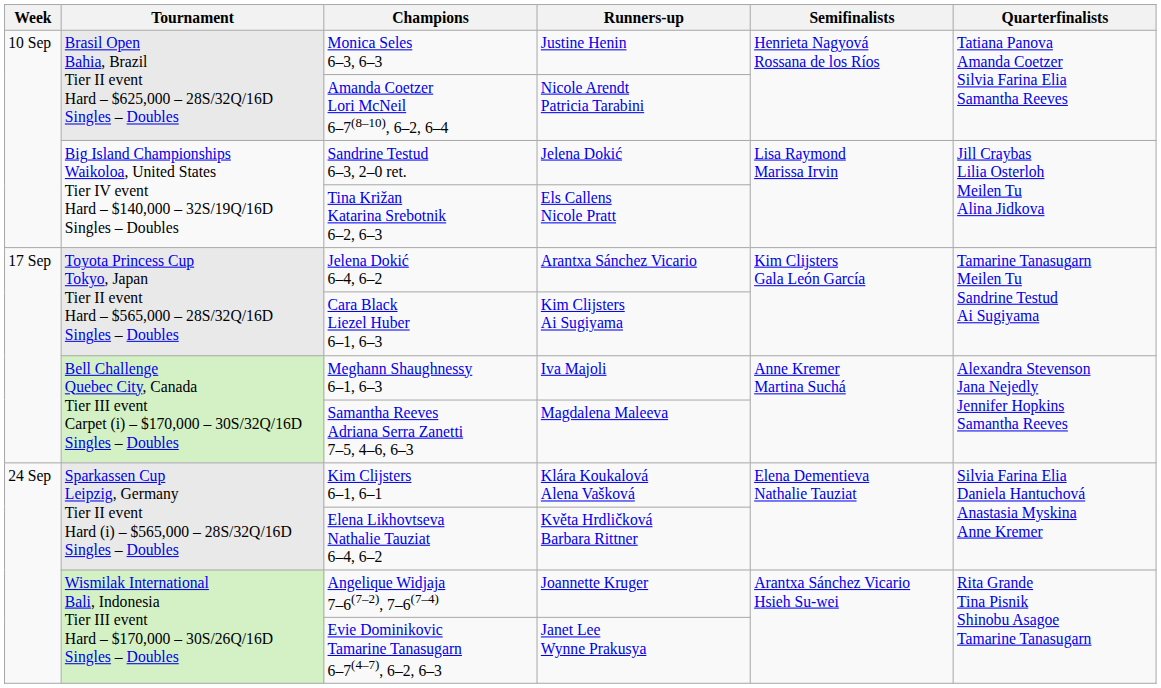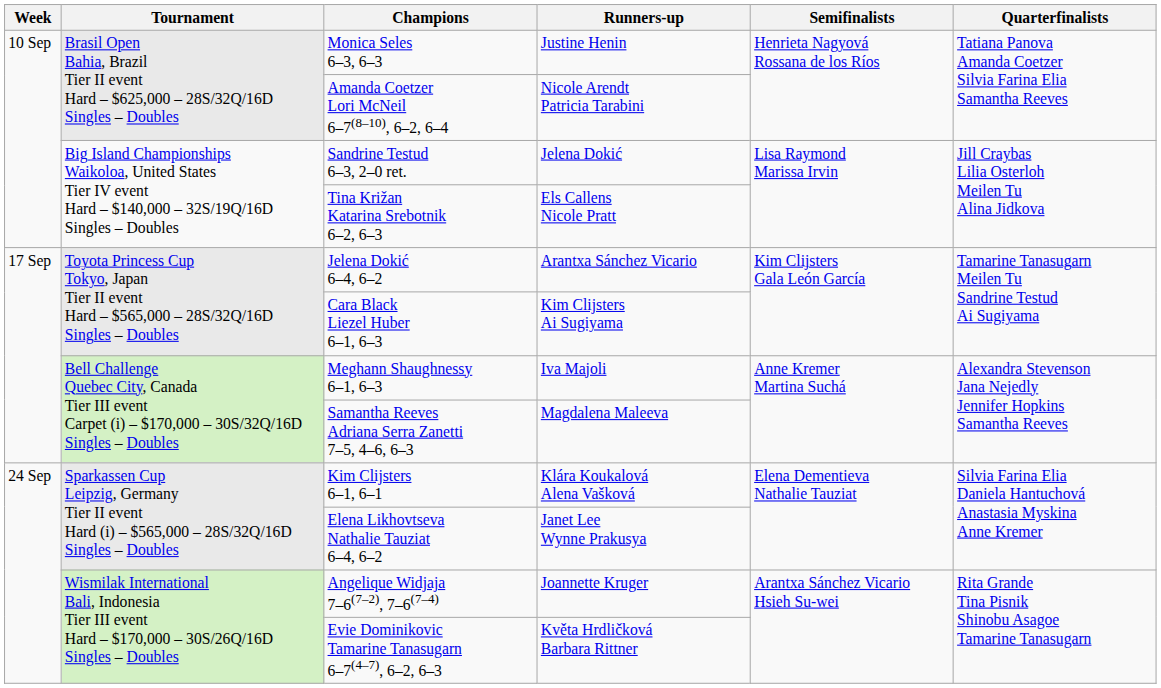(597, 529) Květa Hrdličková Barbara Rittner -> (594, 529) Janet Lee Wynne Prakusya
(594, 639) Janet Lee Wynne Prakusya -> (597, 639) Květa Hrdličková Barbara Rittner
